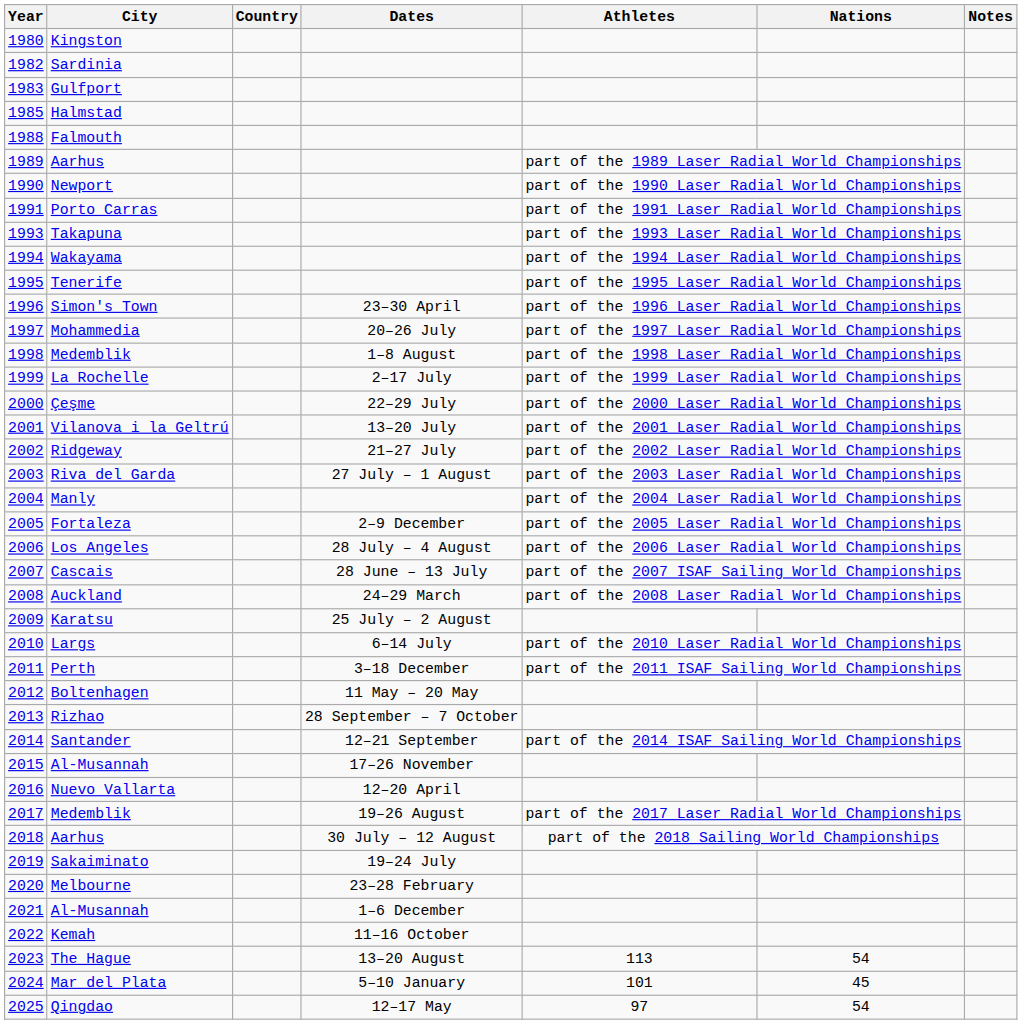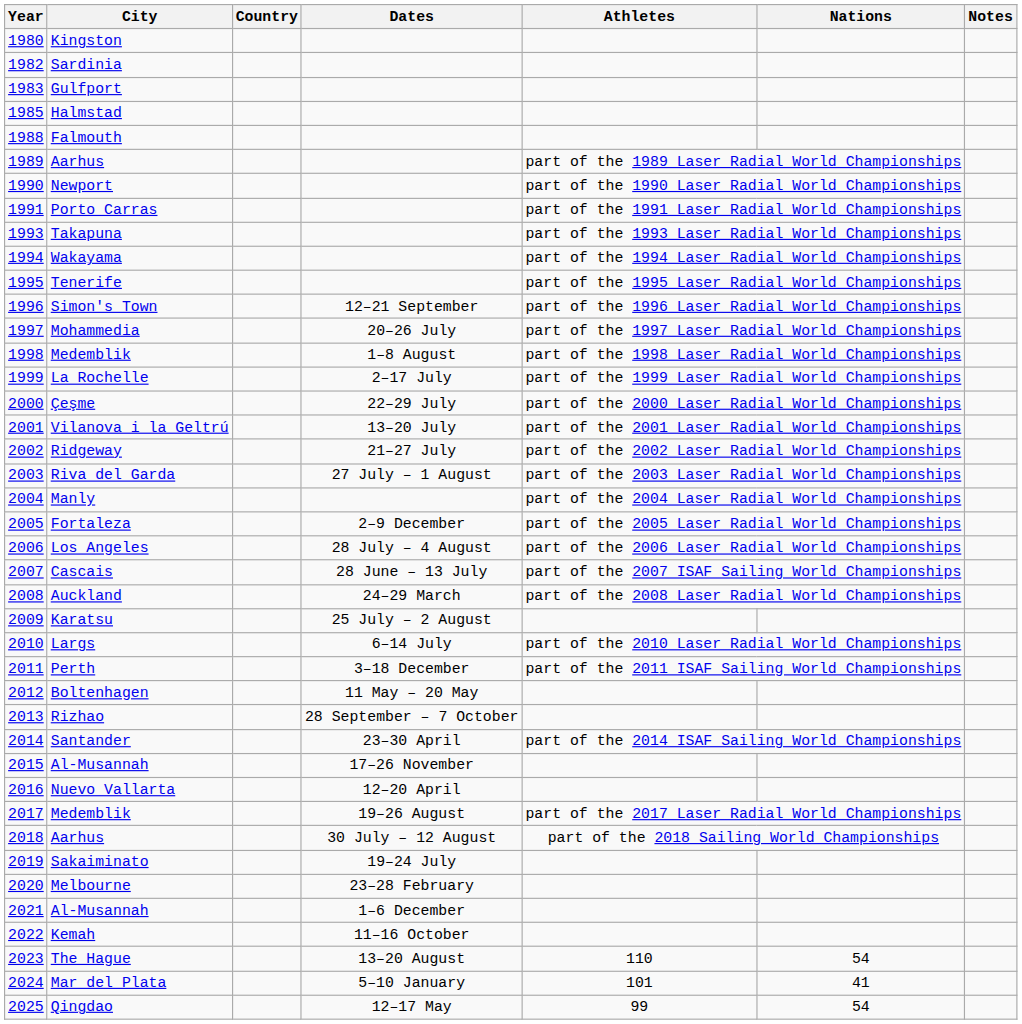(412, 306) 23–30 April -> (412, 306) 12–21 September
(412, 741) 12–21 September -> (412, 741) 23–30 April
(639, 959) 113 -> (639, 959) 110
(861, 983) 45 -> (861, 983) 41
(639, 1007) 97 -> (639, 1007) 99
